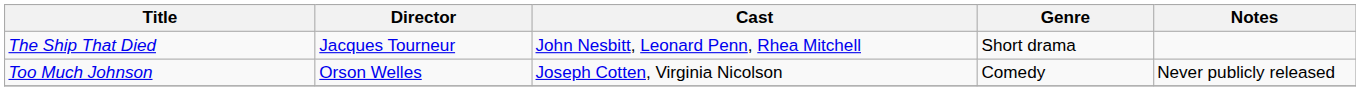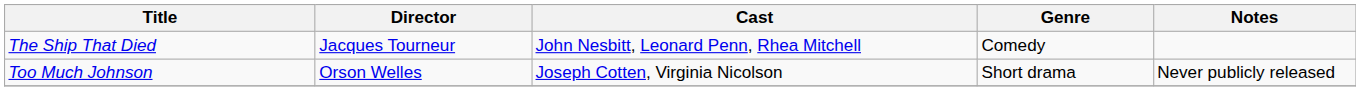(1029, 45) Short drama -> (1013, 45) Comedy
(1013, 72) Comedy -> (1029, 72) Short drama
